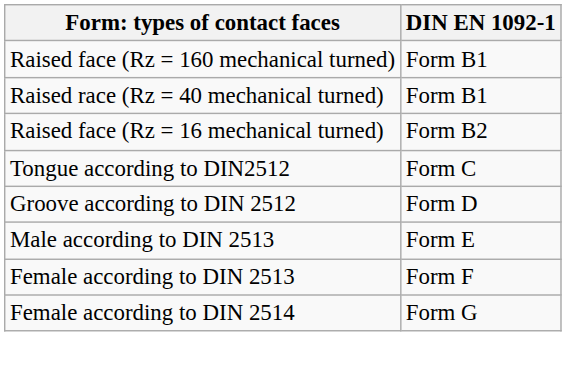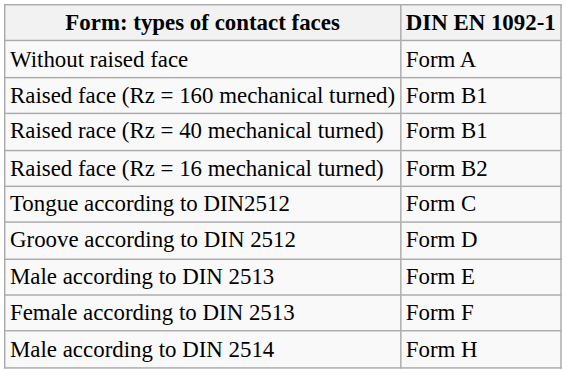+ row: (99, 58)
- row: (152, 312)
+ row: (142, 349)
